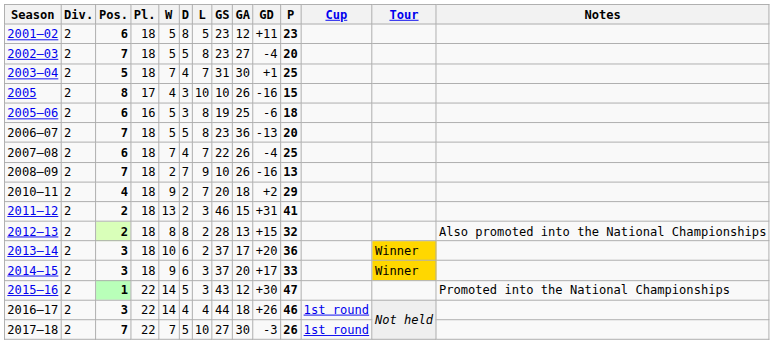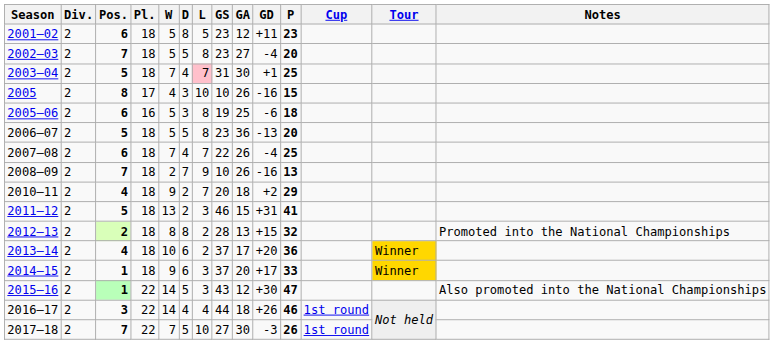(206, 73) no background -> (206, 73) pink background
(124, 133) 7 -> (124, 133) 5
(124, 211) 2 -> (124, 211) 5
(603, 231) Also promoted into the National Championships -> (584, 231) Promoted into the National Championships
(124, 251) 3 -> (124, 251) 4
(124, 270) 3 -> (124, 270) 1
(584, 290) Promoted into the National Championships -> (603, 290) Also promoted into the National Championships
